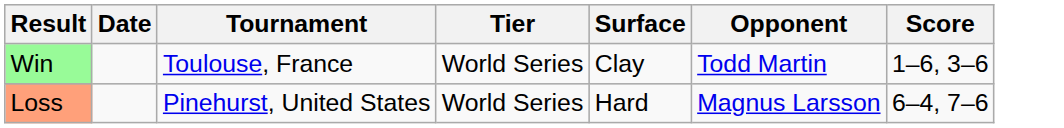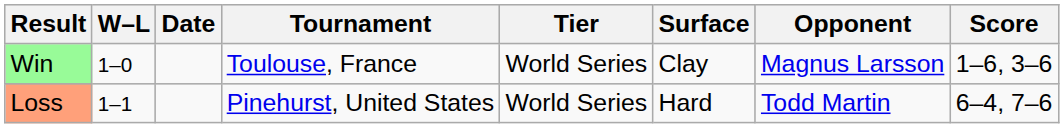+ column: (124, 24)
(762, 63) Todd Martin -> (853, 63) Magnus Larsson
(789, 102) Magnus Larsson -> (826, 102) Todd Martin
